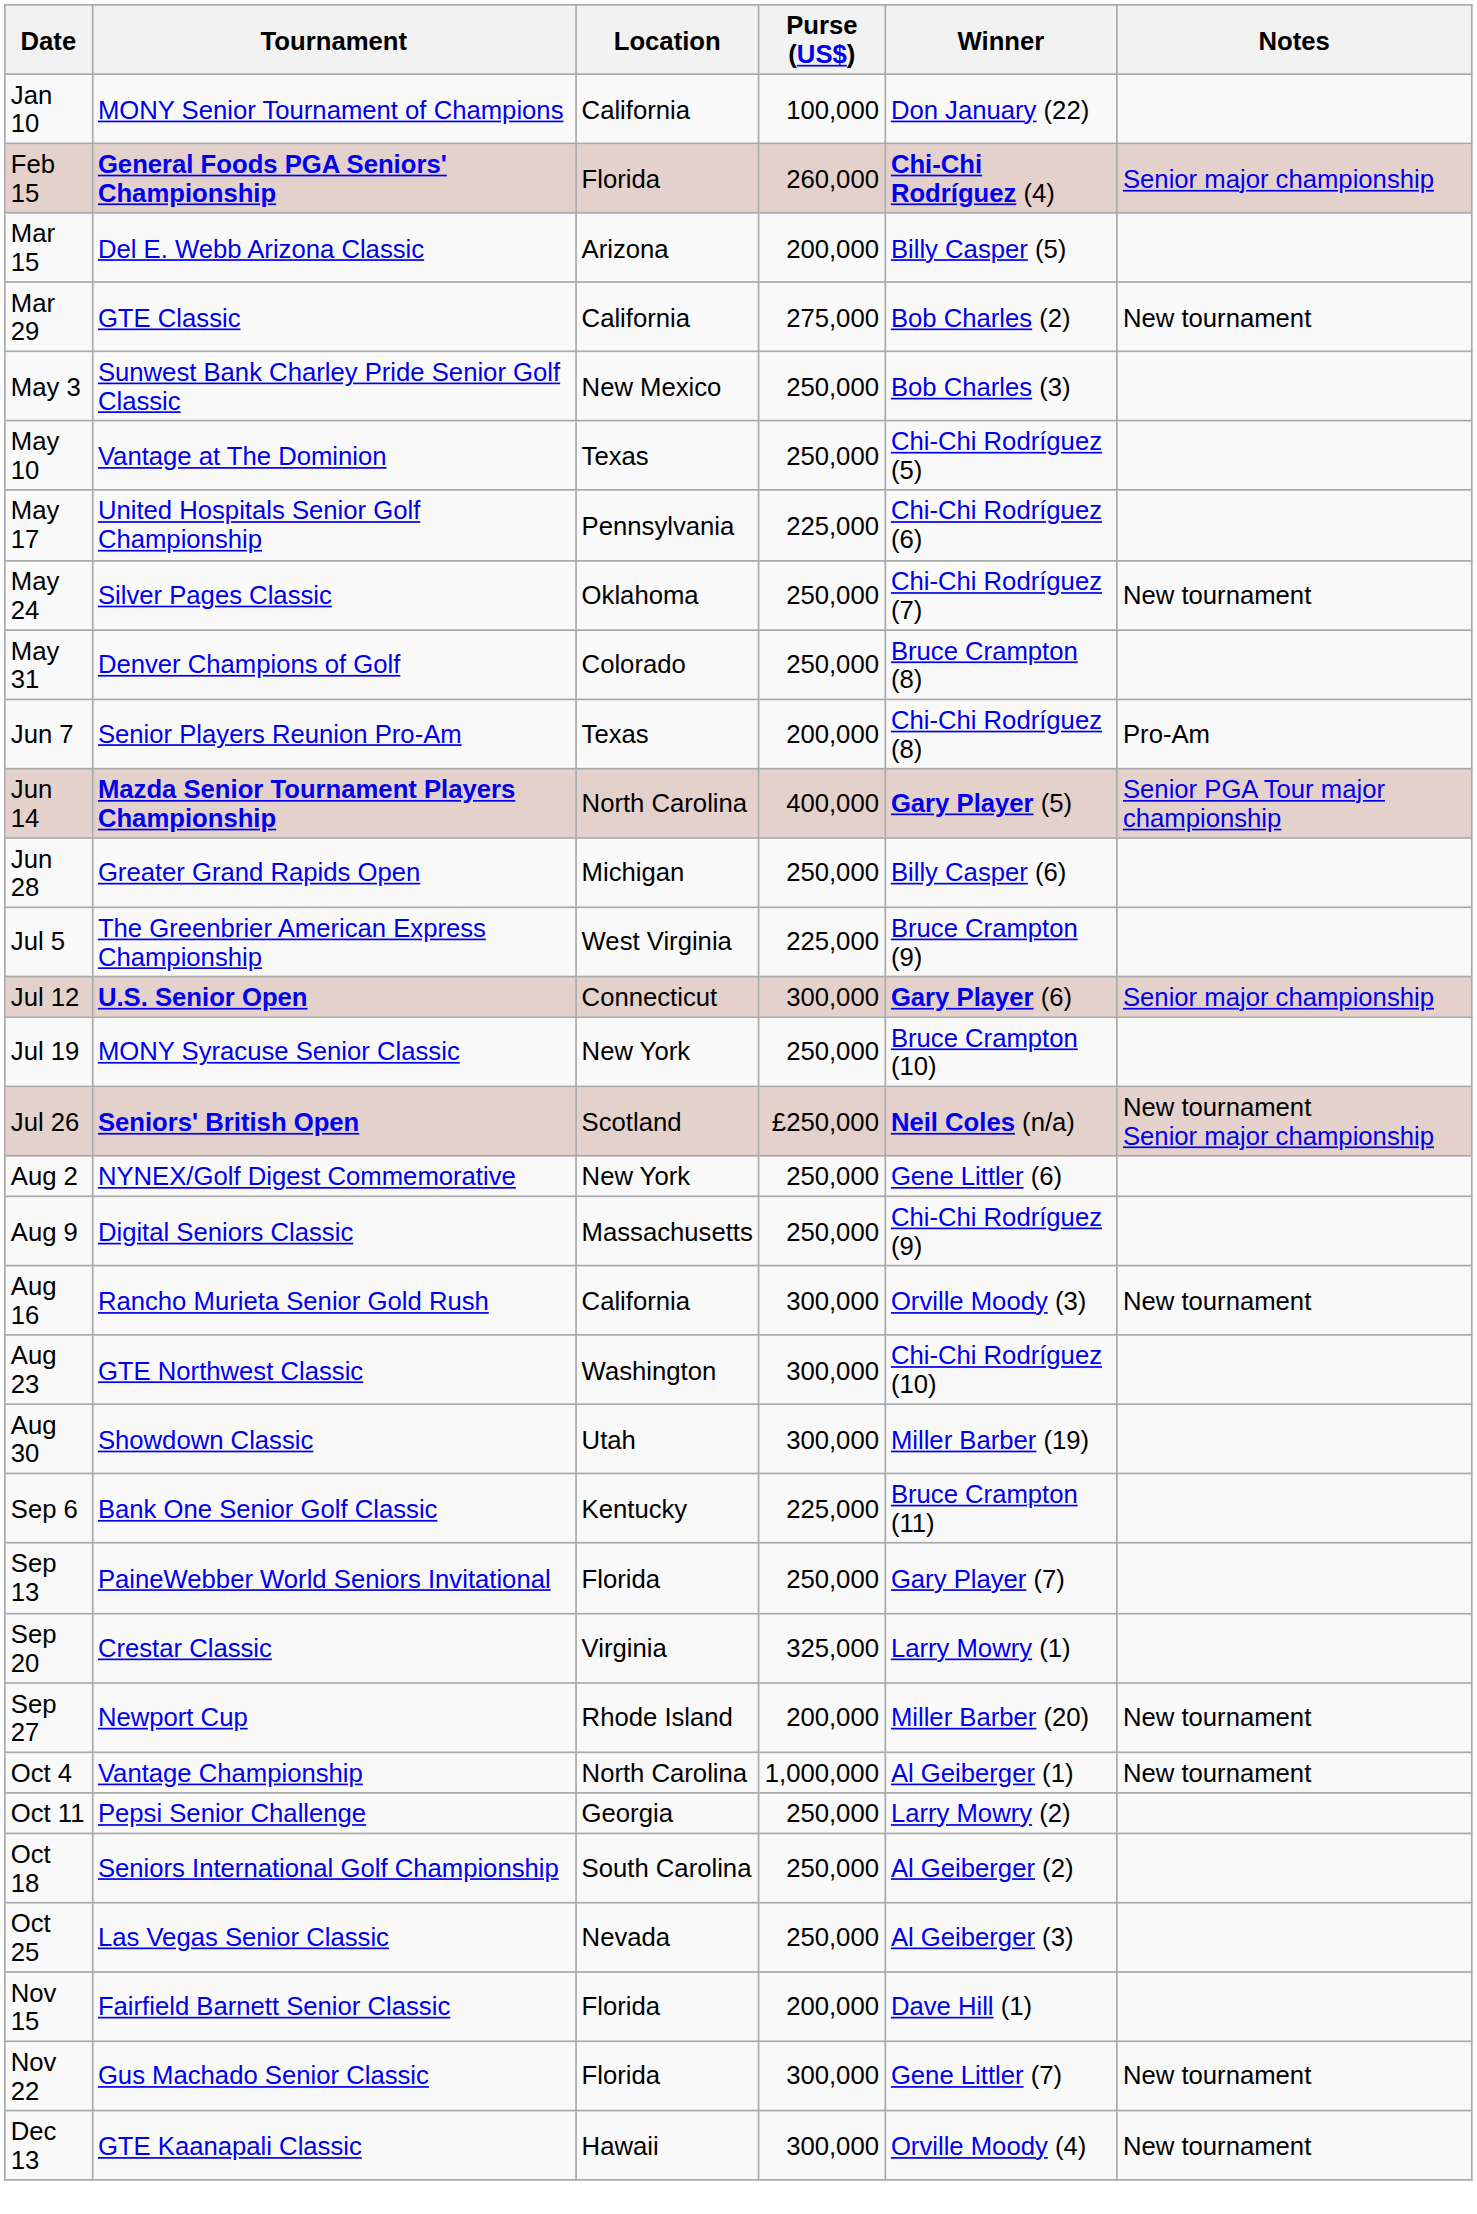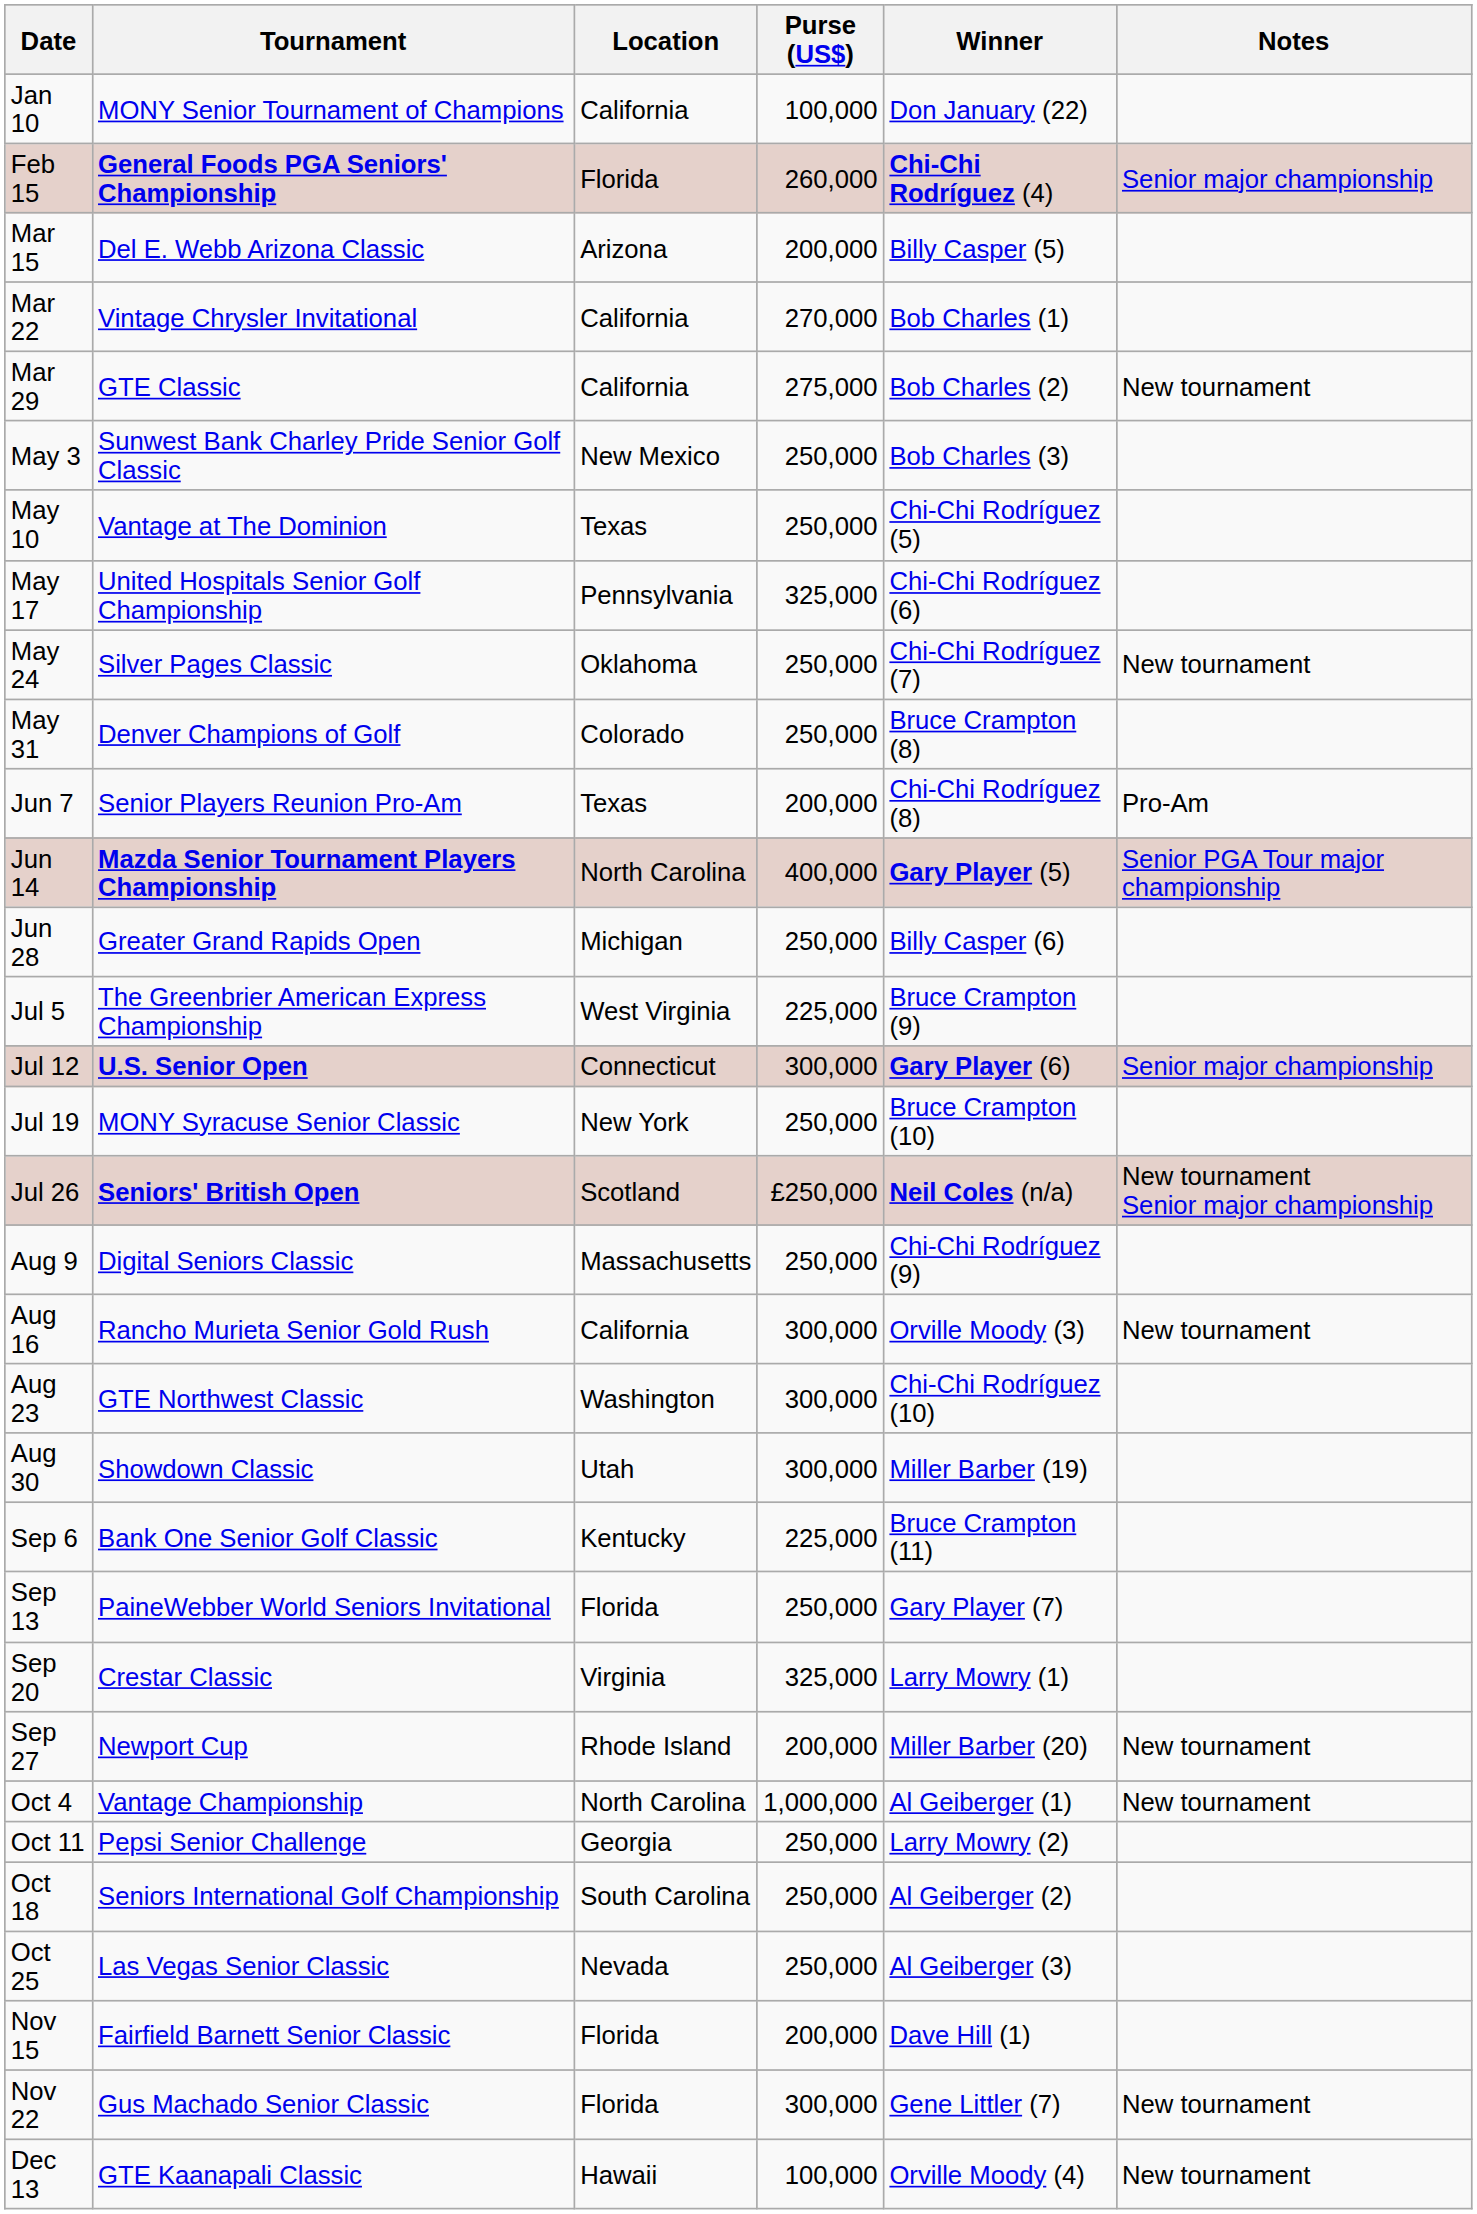+ row: (33, 317)
(833, 525) 225,000 -> (831, 595) 325,000
- row: (44, 1176)
(833, 2145) 300,000 -> (831, 2174) 100,000
